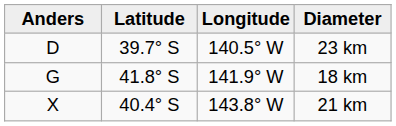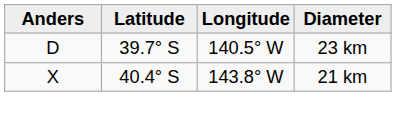- row: (342, 76)
